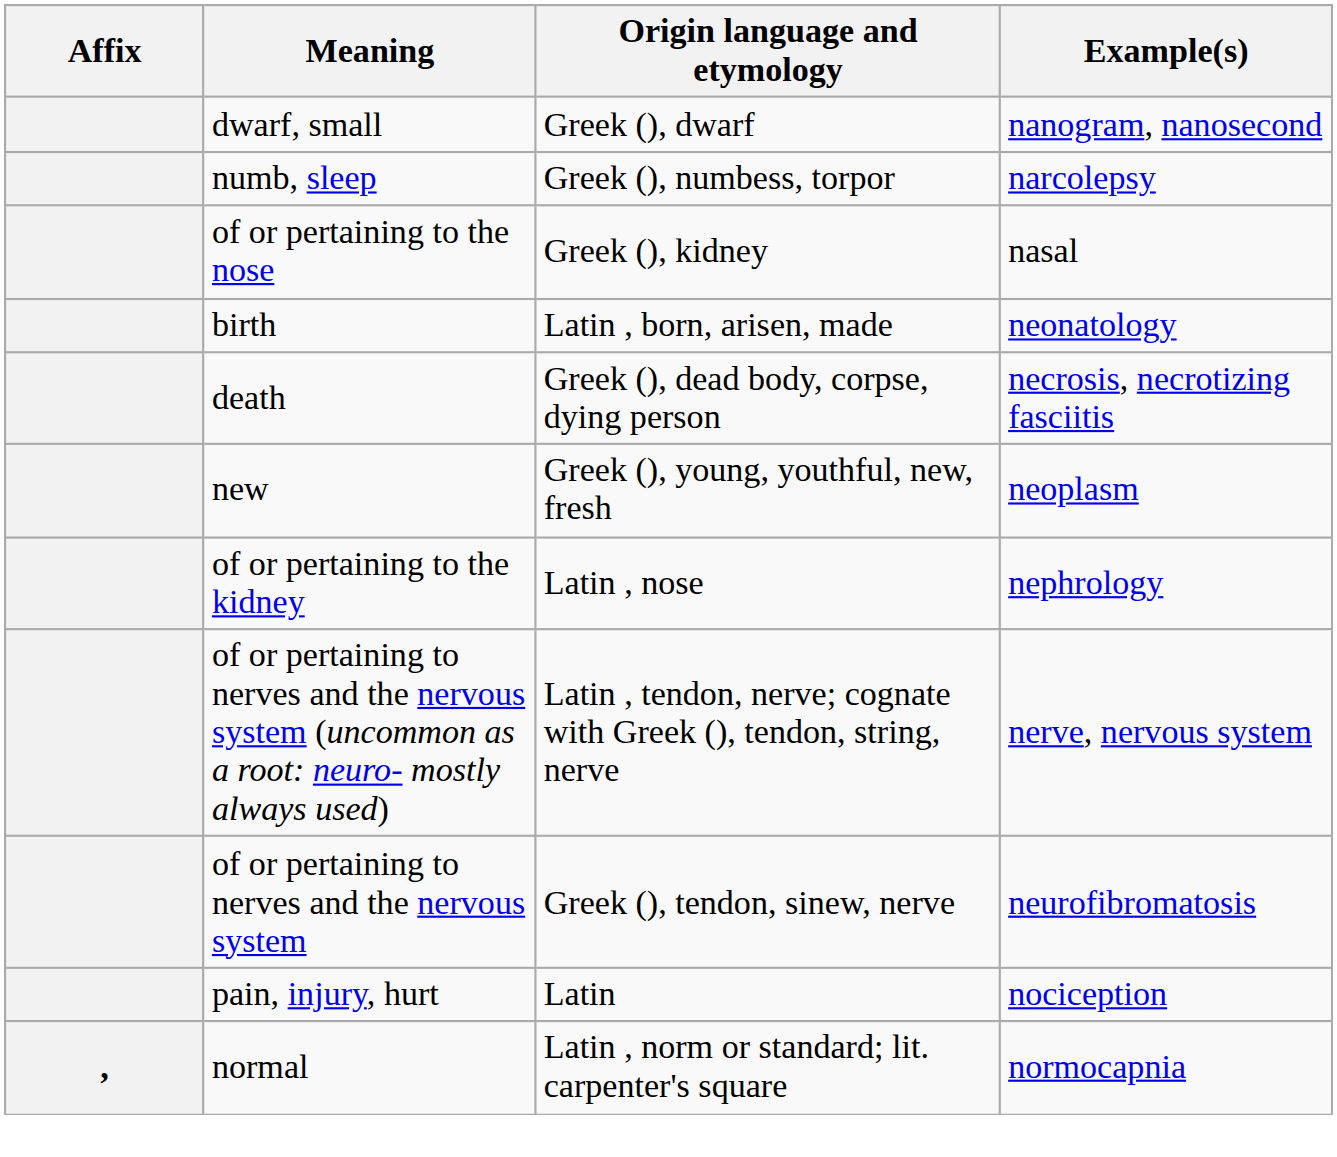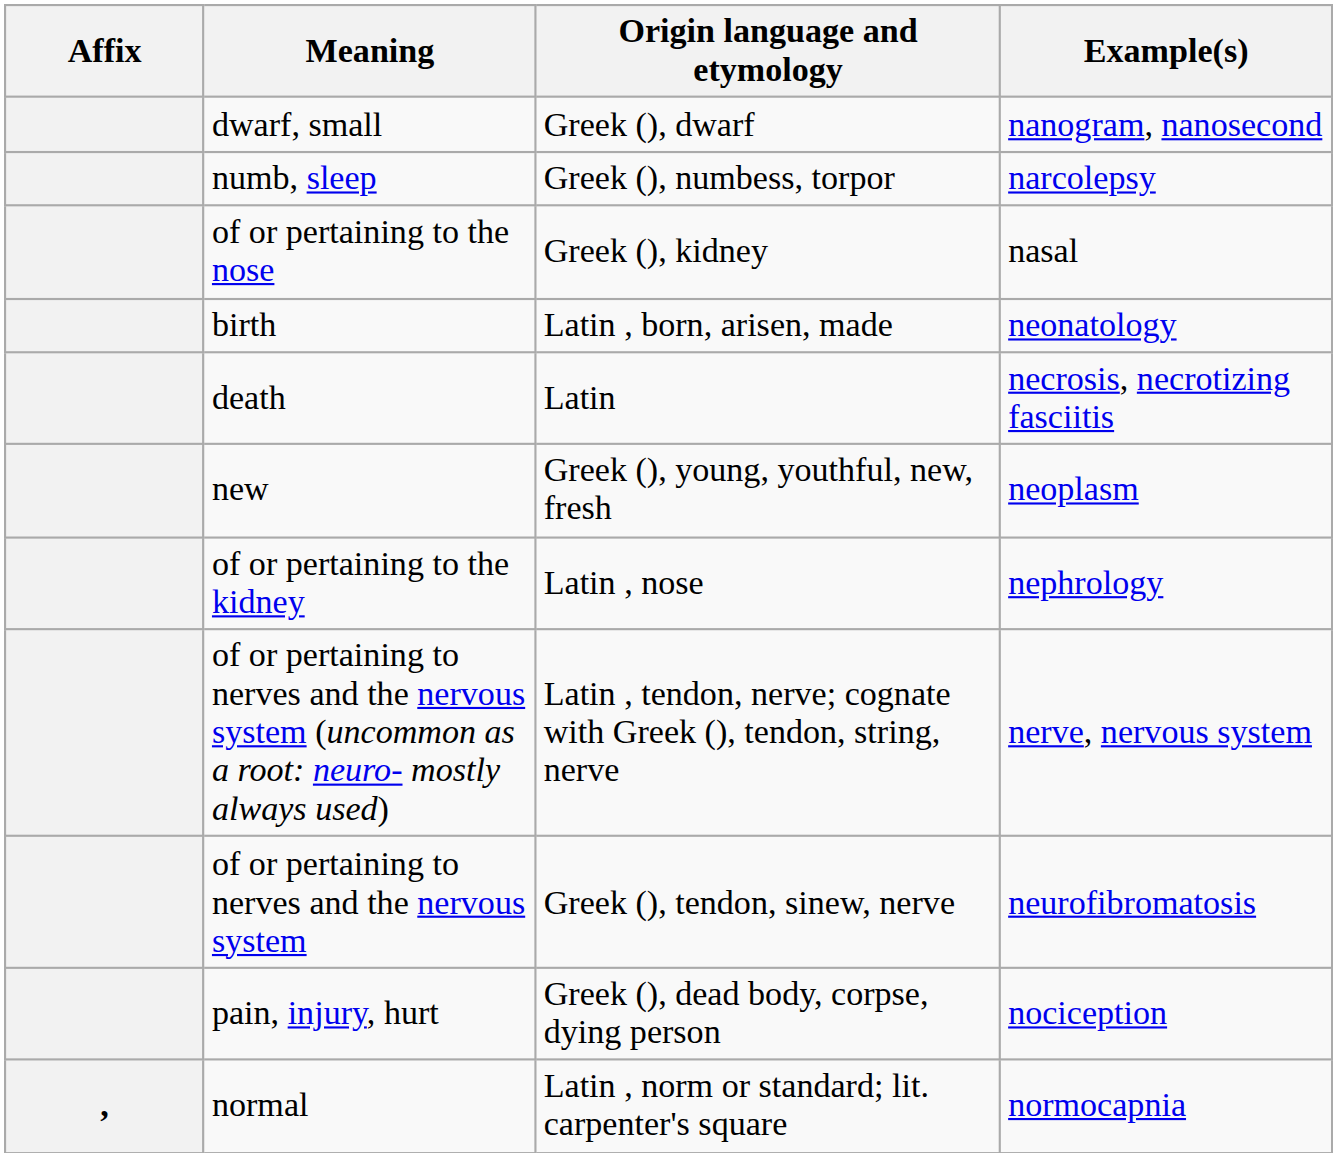(736, 397) Greek (), dead body, corpse, dying person -> (580, 397) Latin
(580, 993) Latin -> (736, 1012) Greek (), dead body, corpse, dying person
